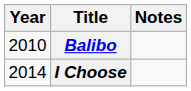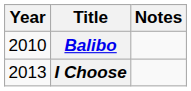(28, 72) 2014 -> (28, 72) 2013
